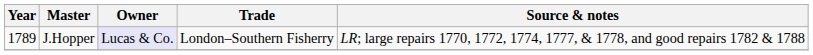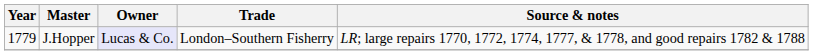(22, 38) 1789 -> (22, 38) 1779
